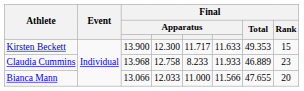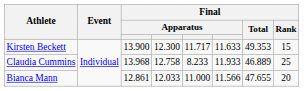(286, 63) 23 -> (286, 63) 25
(136, 78) 13.066 -> (136, 78) 12.861
